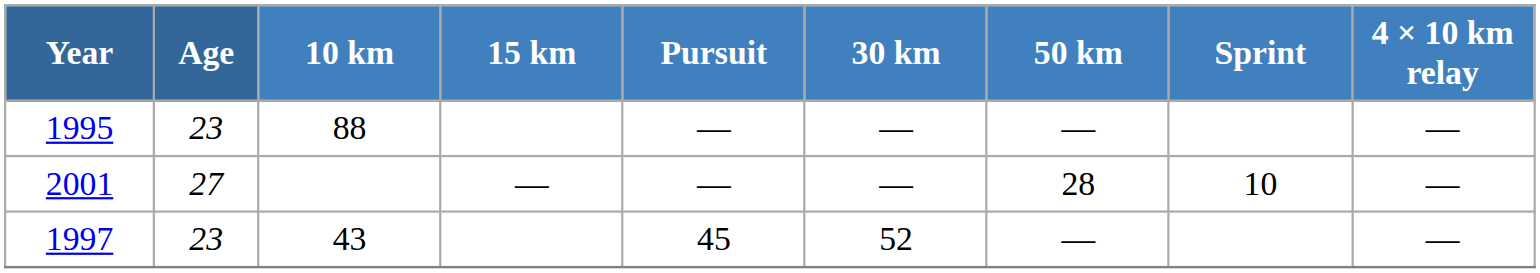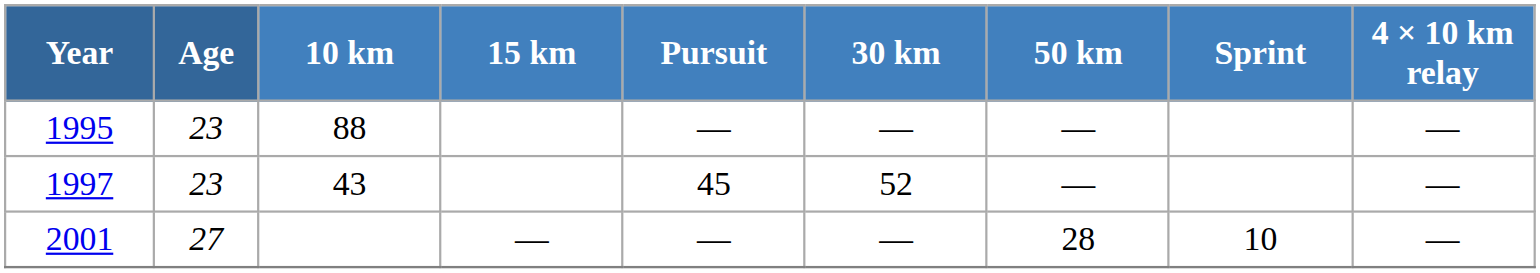rows swapped: (80, 239) <-> (80, 183)
